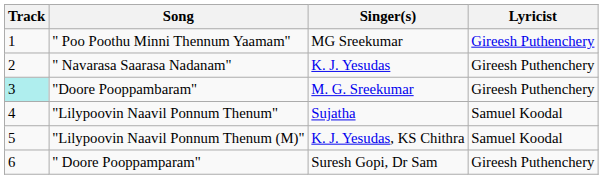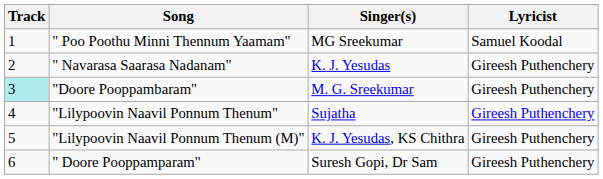(533, 41) Gireesh Puthenchery -> (517, 41) Samuel Koodal
(517, 114) Samuel Koodal -> (533, 114) Gireesh Puthenchery
(517, 138) Samuel Koodal -> (533, 138) Gireesh Puthenchery
